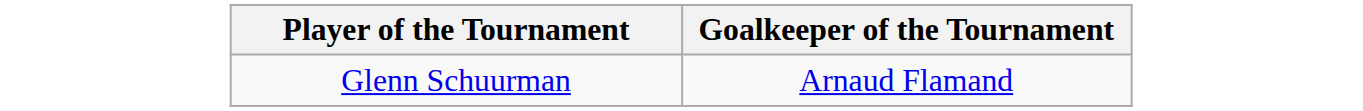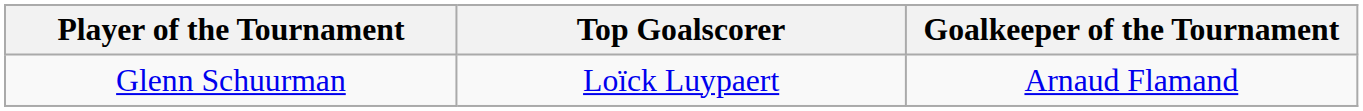+ column: (681, 29)
